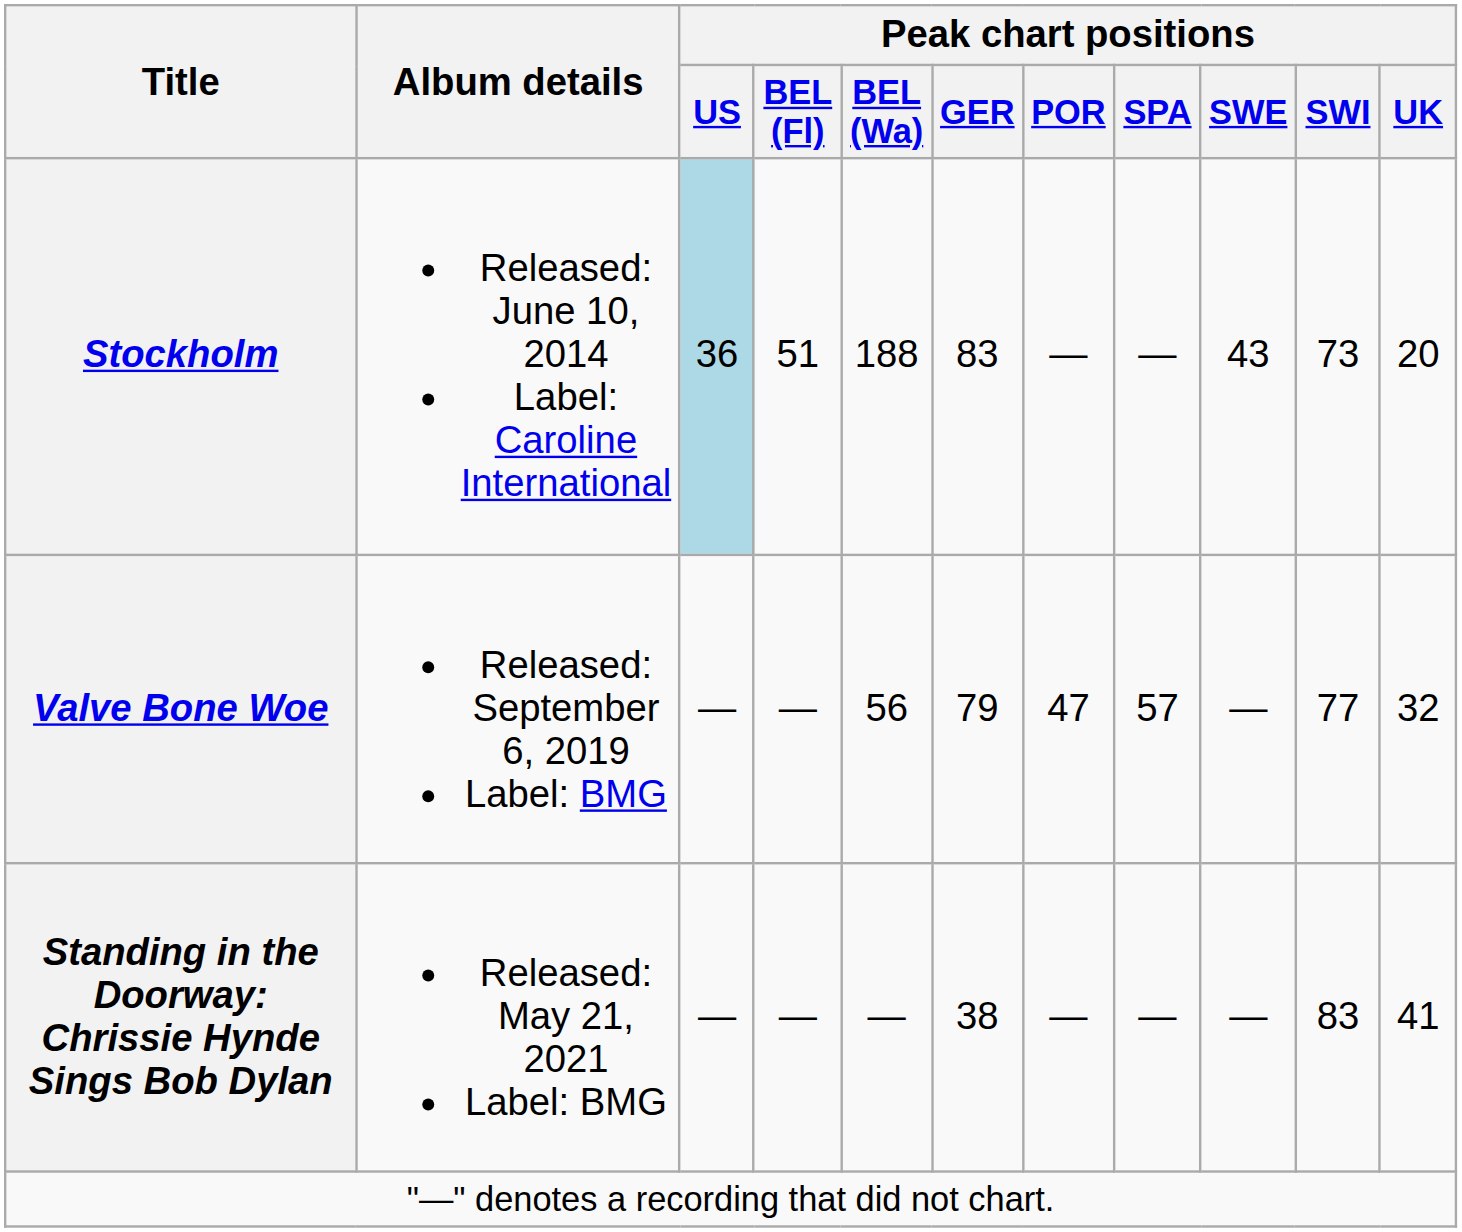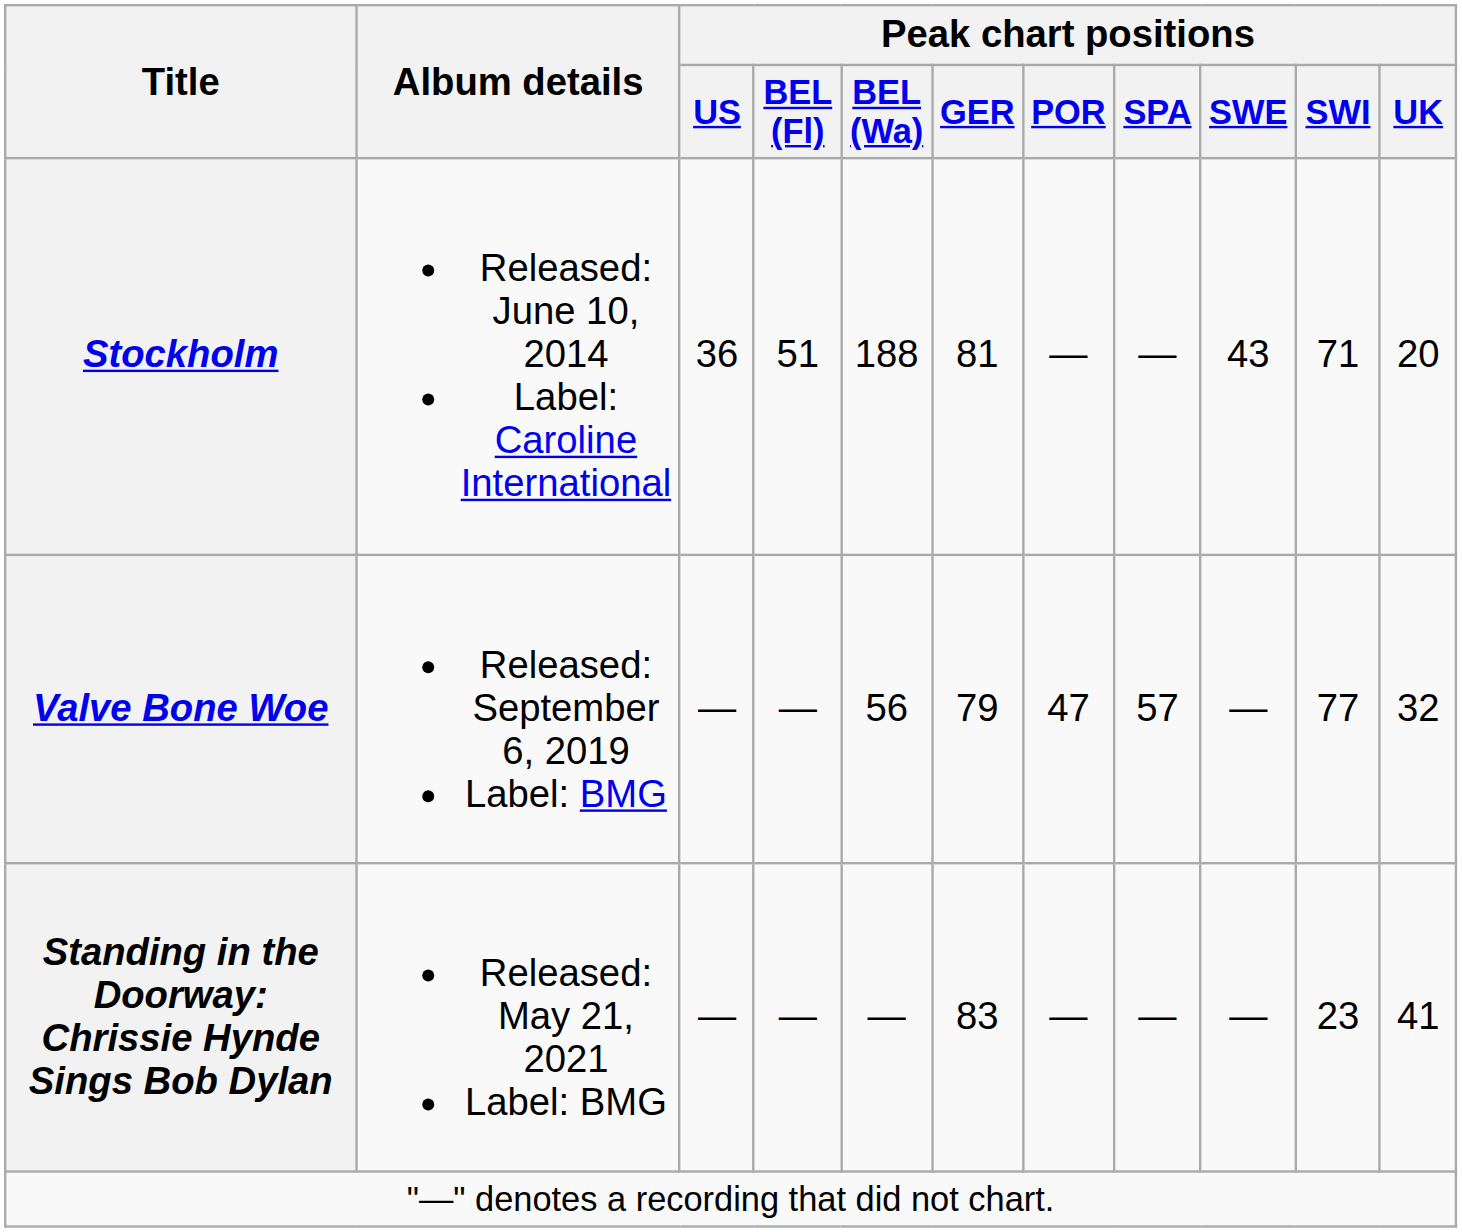(717, 355) lightblue background -> (717, 355) no background
(977, 355) 83 -> (977, 355) 81
(1338, 355) 73 -> (1338, 355) 71
(977, 1016) 38 -> (977, 1016) 83
(1338, 1016) 83 -> (1338, 1016) 23
